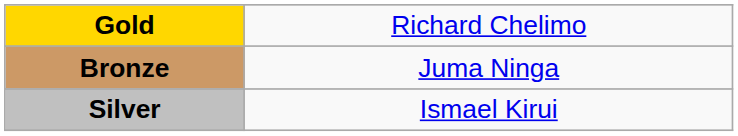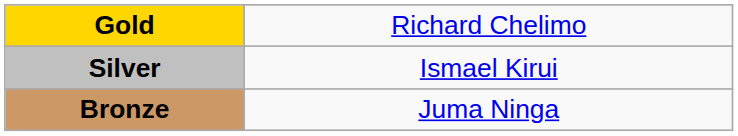rows swapped: (125, 109) <-> (125, 67)
